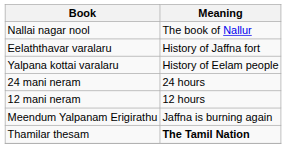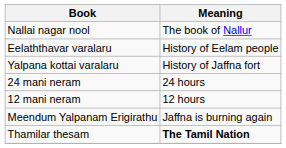(211, 48) History of Jaffna fort -> (220, 48) History of Eelam people
(220, 65) History of Eelam people -> (211, 65) History of Jaffna fort
